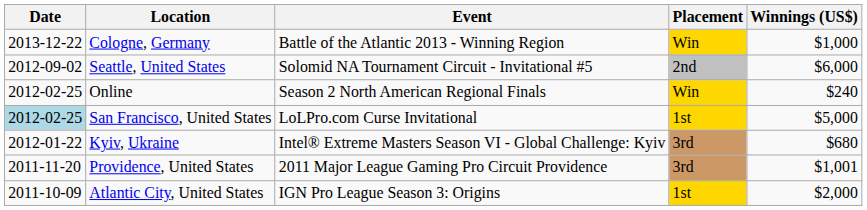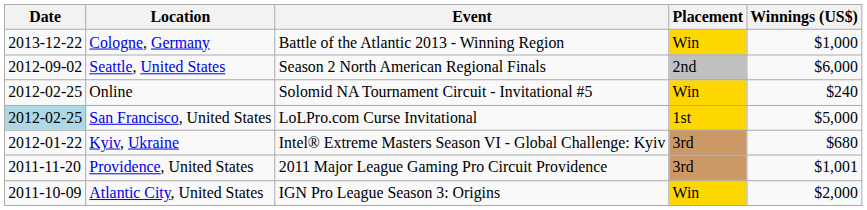(436, 67) Solomid NA Tournament Circuit - Invitational #5 -> (412, 67) Season 2 North American Regional Finals
(412, 92) Season 2 North American Regional Finals -> (436, 92) Solomid NA Tournament Circuit - Invitational #5
(682, 192) 1st -> (686, 192) Win
